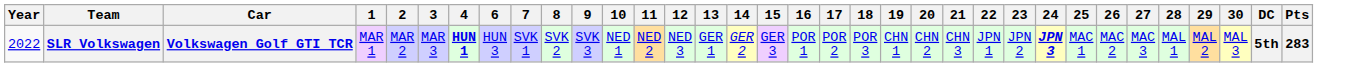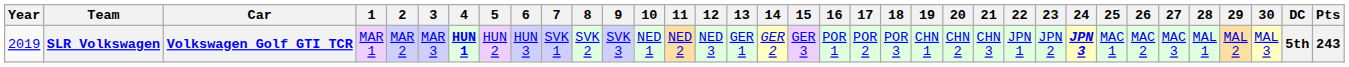+ column: (495, 15)
(24, 44) 2022 -> (24, 44) 2019
(1297, 44) 283 -> (1328, 44) 243
